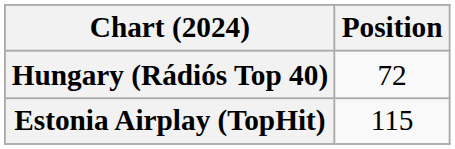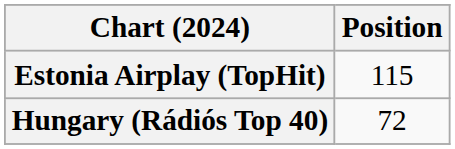rows swapped: (170, 120) <-> (170, 74)
